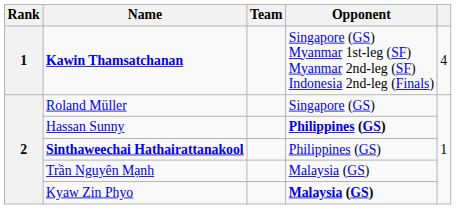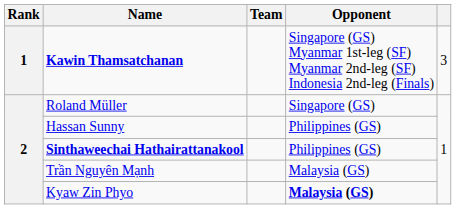(444, 60) 4 -> (444, 60) 3
(337, 127) bold -> (335, 127) normal
